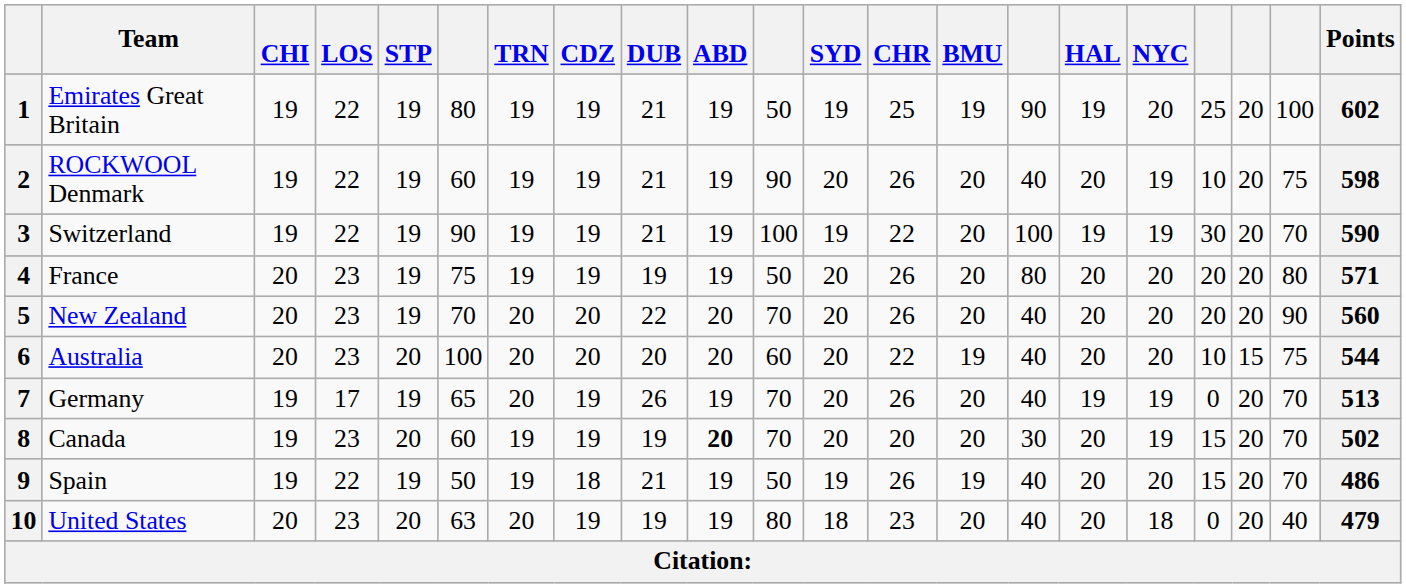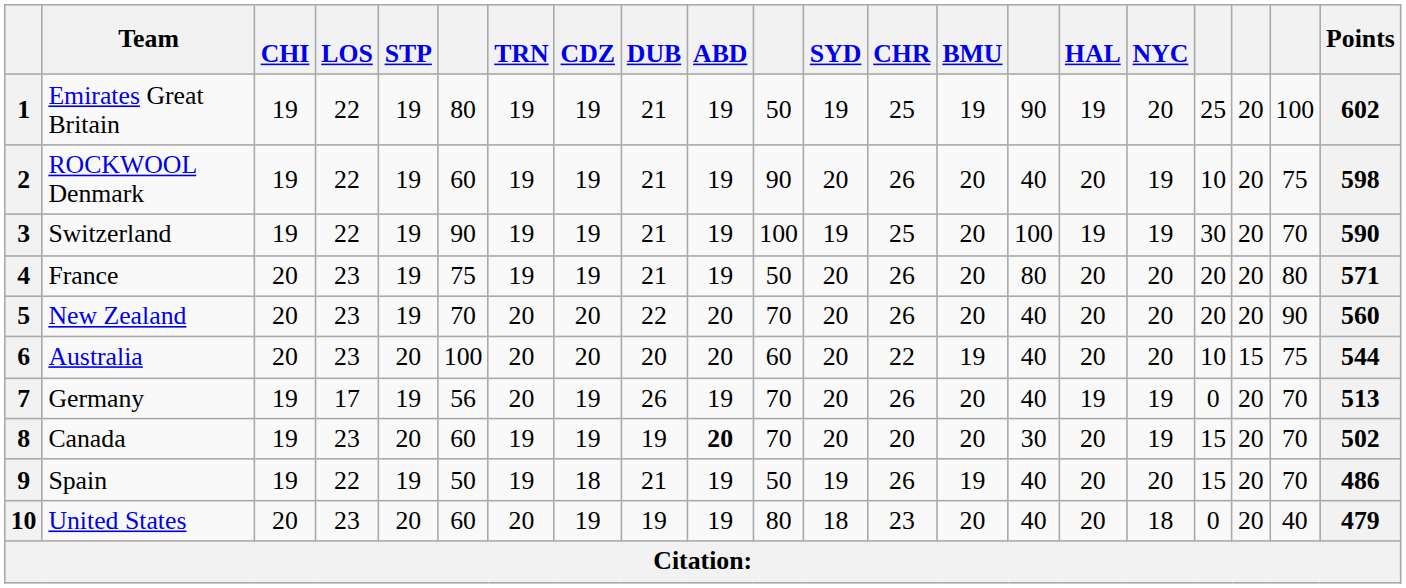(902, 234) 22 -> (902, 234) 25
(654, 275) 19 -> (654, 275) 21
(463, 397) 65 -> (463, 397) 56
(463, 520) 63 -> (463, 520) 60
